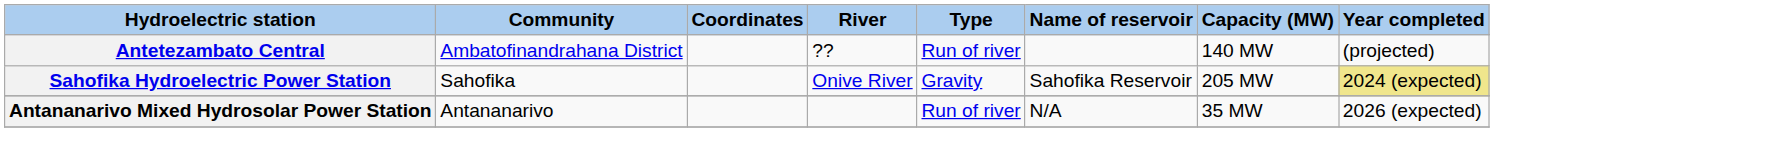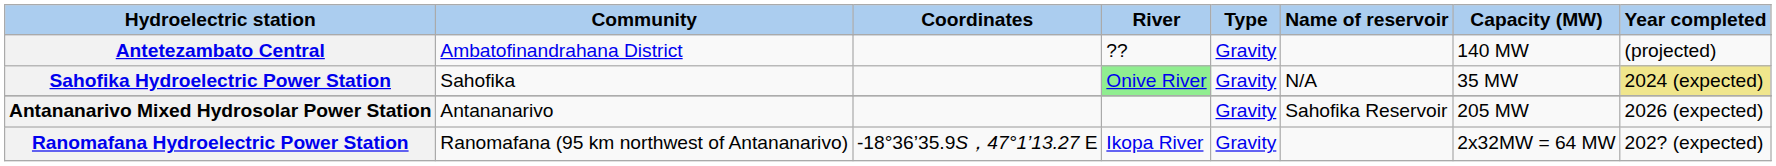(971, 50) Run of river -> (1246, 50) Gravity
(862, 80) no background -> (1157, 80) lightgreen background
(1111, 80) Sahofika Reservoir -> (1301, 80) N/A
(1237, 80) 205 MW -> (1488, 80) 35 MW
(971, 111) Run of river -> (1246, 111) Gravity
(1046, 111) N/A -> (1366, 111) Sahofika Reservoir
(1232, 111) 35 MW -> (1493, 111) 205 MW
+ row: (220, 143)
